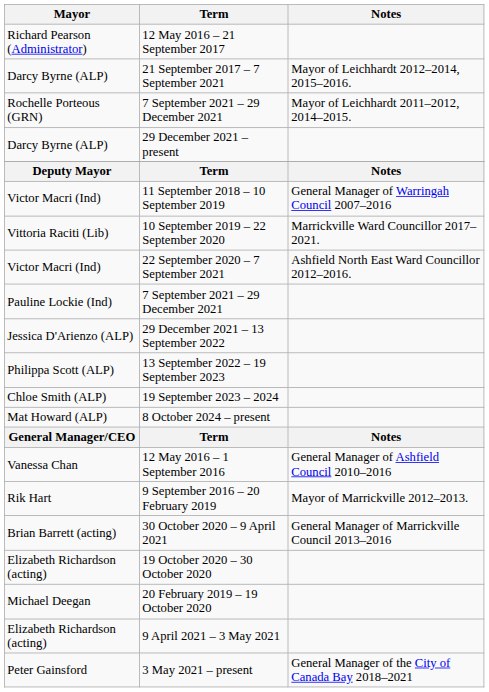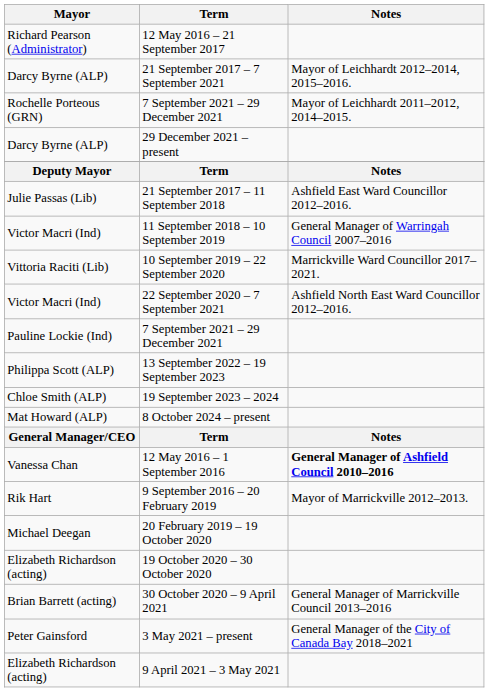+ row: (52, 198)
- row: (70, 335)
(365, 464) normal -> (370, 464) bold
rows swapped: (49, 601) <-> (62, 533)
rows swapped: (62, 635) <-> (47, 670)
